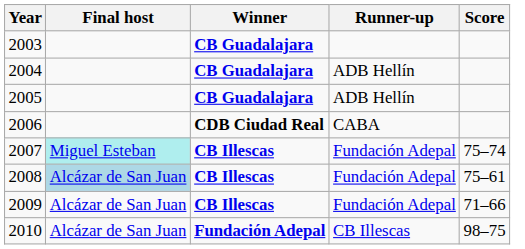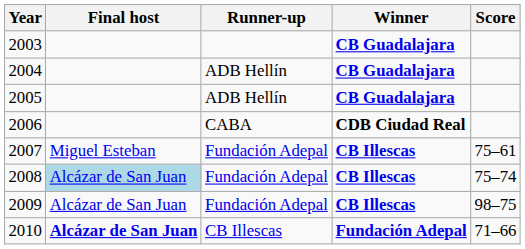columns swapped: (260, 17) <-> (394, 17)
(103, 151) paleturquoise background -> (103, 151) no background
(485, 151) 75–74 -> (496, 151) 75–61
(485, 177) 75–61 -> (496, 177) 75–74
(485, 204) 71–66 -> (496, 204) 98–75
(118, 230) normal -> (124, 230) bold
(485, 230) 98–75 -> (496, 230) 71–66
